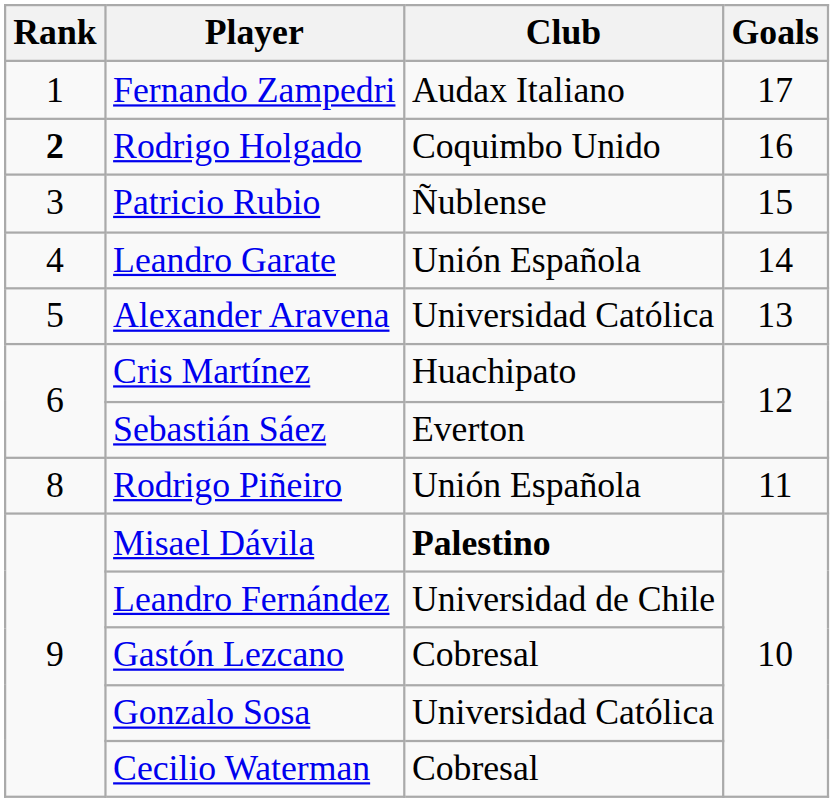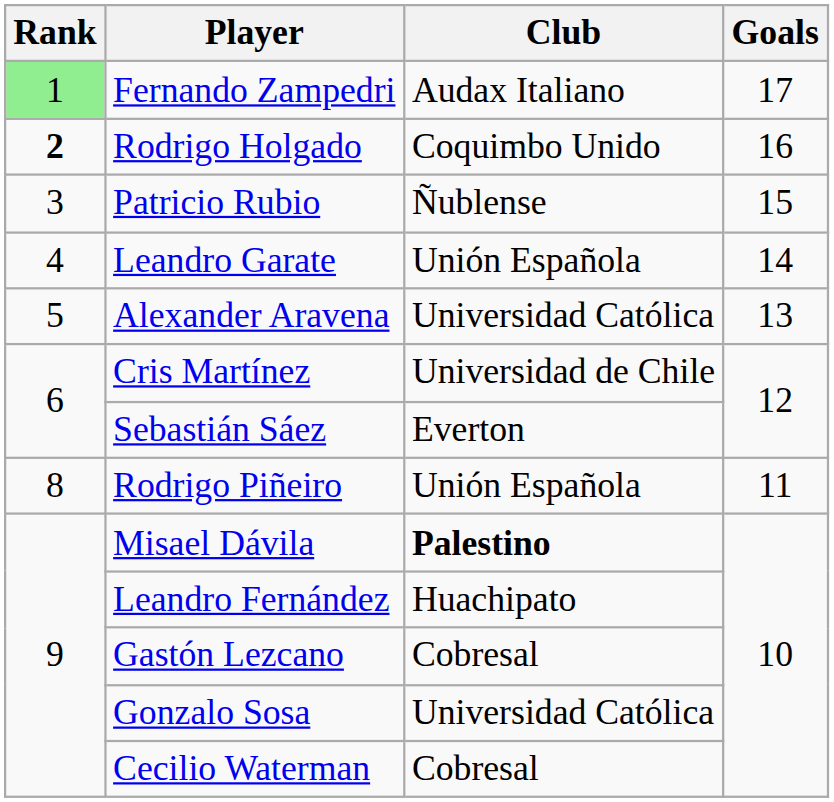(55, 89) no background -> (55, 89) lightgreen background
(494, 372) Huachipato -> (564, 372) Universidad de Chile
(564, 598) Universidad de Chile -> (494, 598) Huachipato
